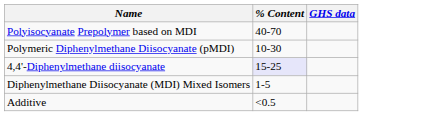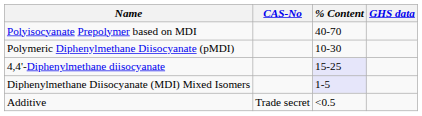+ column: (283, 13)
(263, 84) no background -> (323, 84) lavender background
